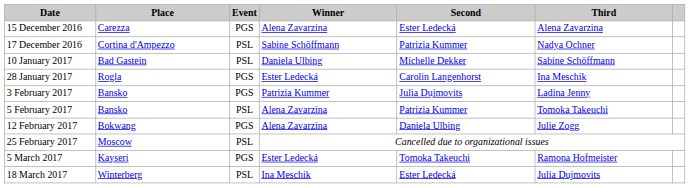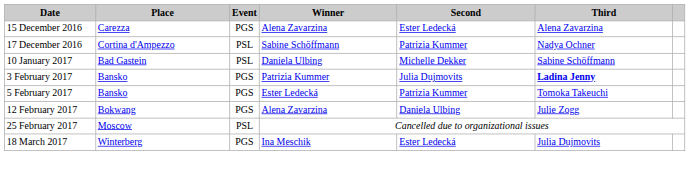- row: (39, 77)
(564, 93) normal -> (566, 77) bold
(244, 109) PSL -> (244, 93) PGS
(294, 109) Alena Zavarzina -> (290, 93) Ester Ledecká
- row: (34, 158)
(244, 174) PSL -> (244, 141) PGS
